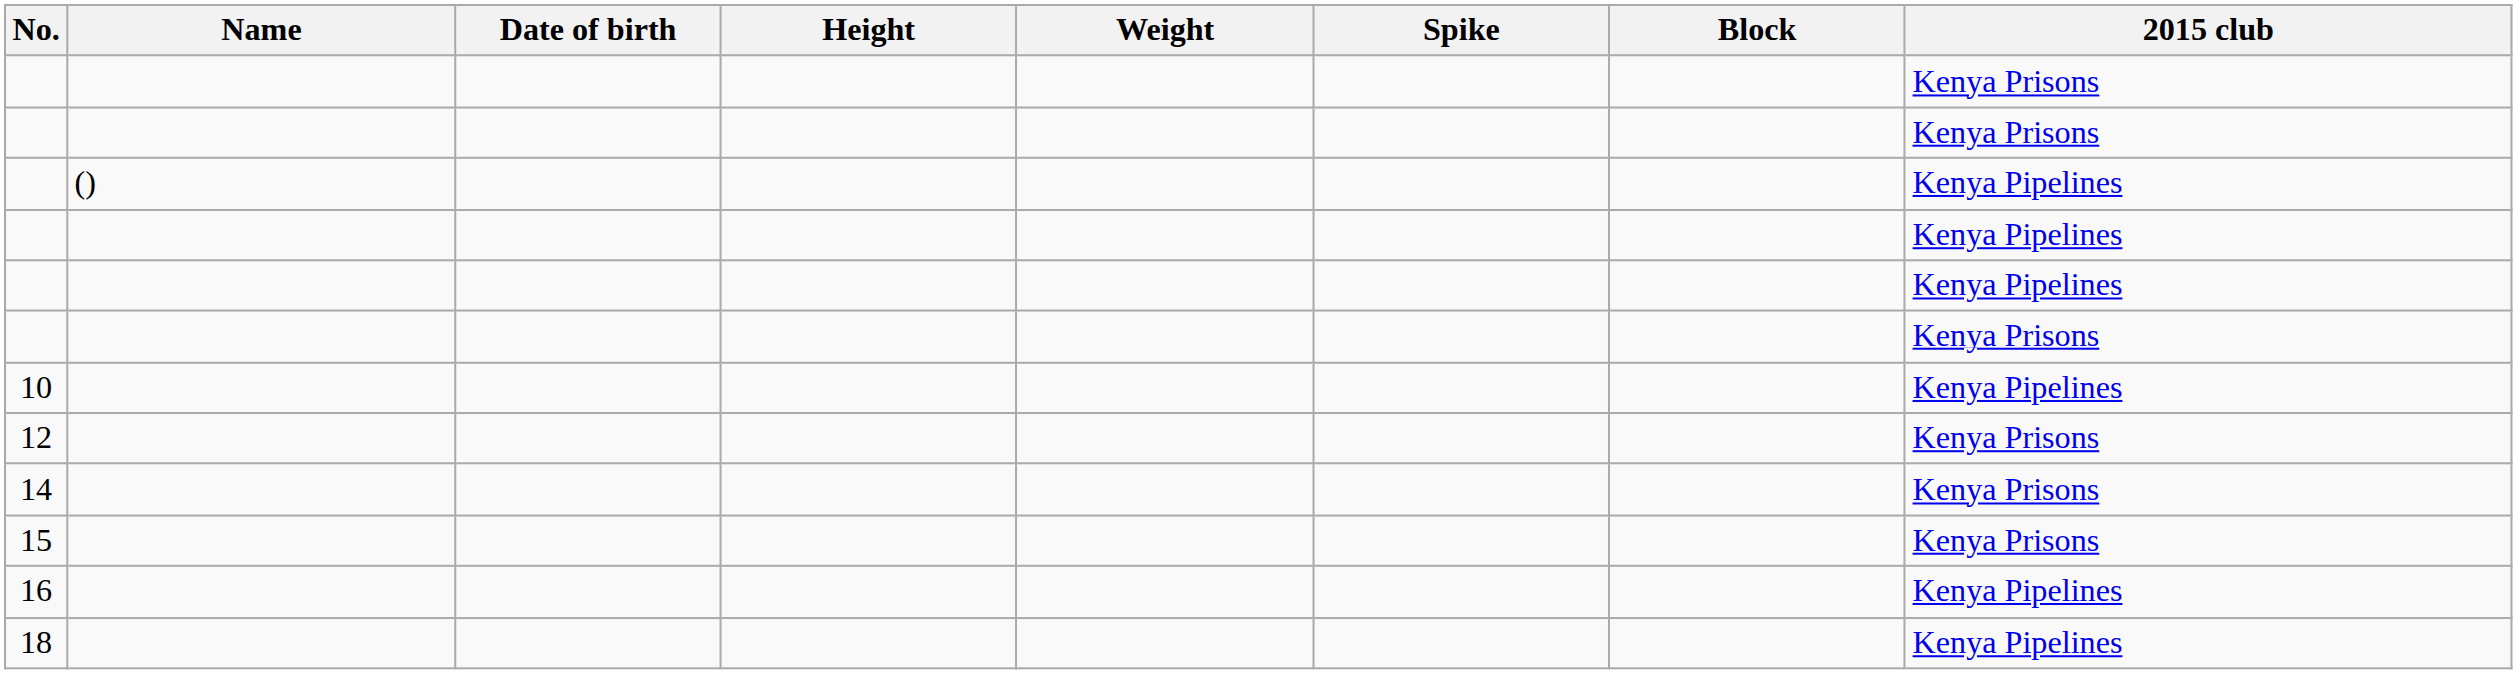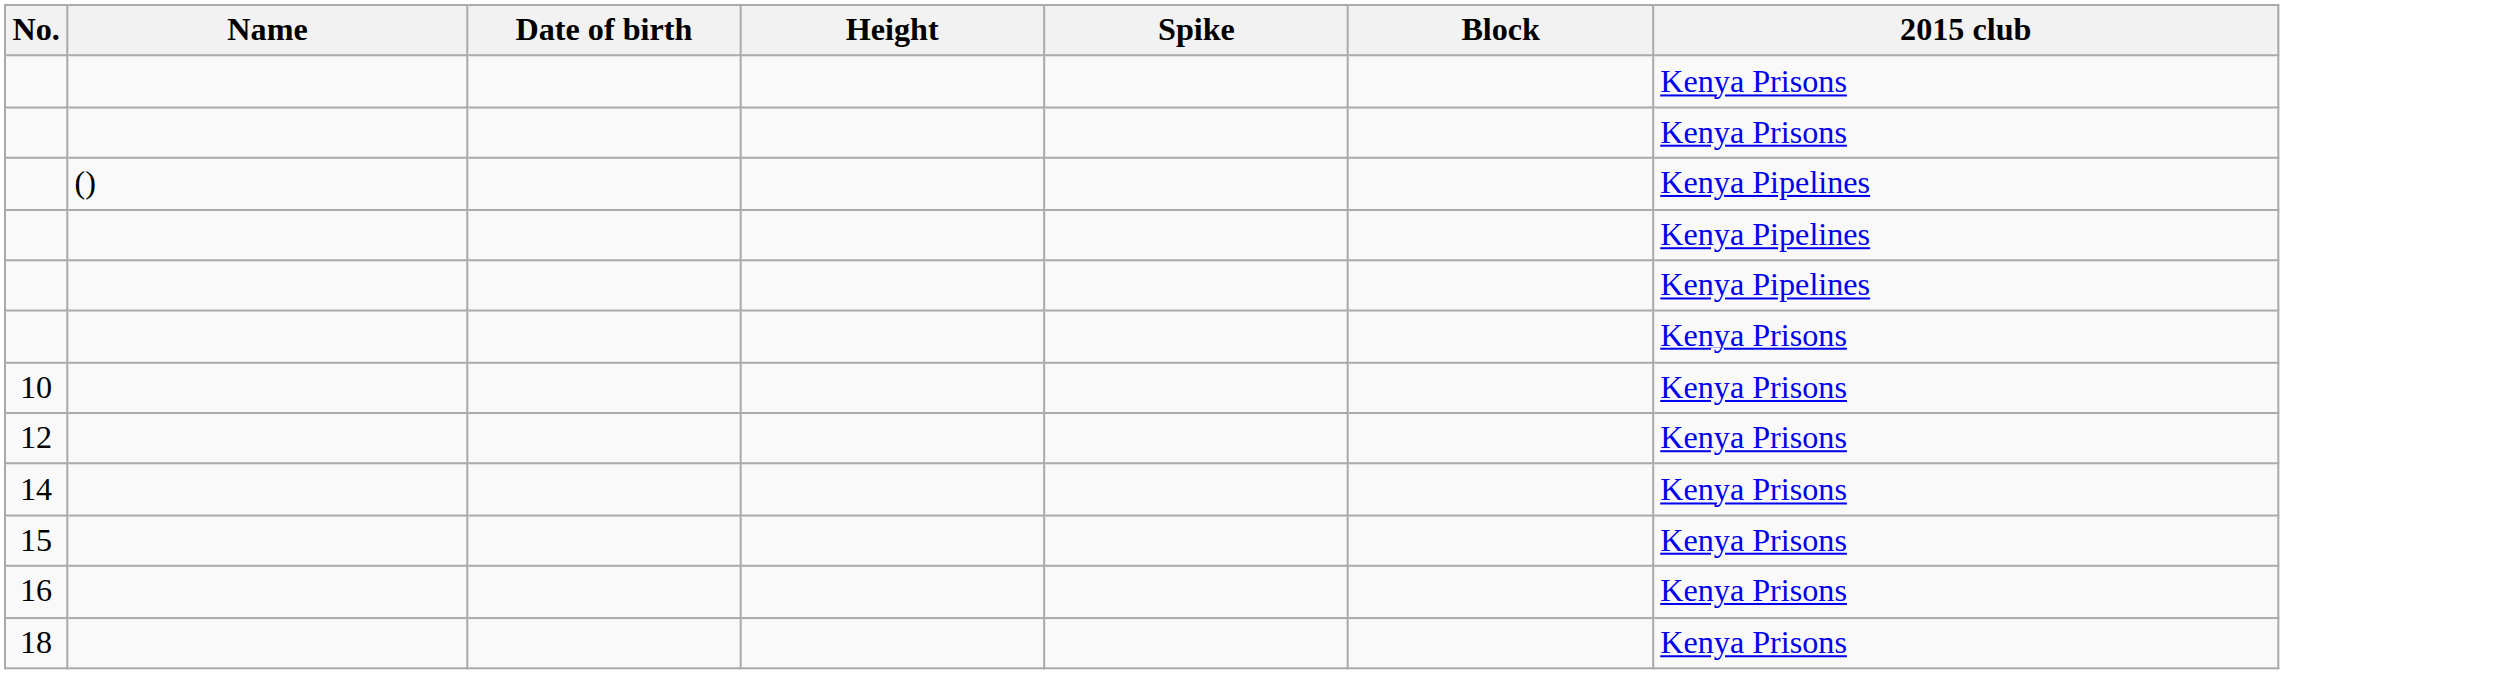- column: (1165, 30)
(2018, 387) Kenya Pipelines -> (1754, 387) Kenya Prisons
(2018, 591) Kenya Pipelines -> (1754, 591) Kenya Prisons
(2018, 642) Kenya Pipelines -> (1754, 642) Kenya Prisons
